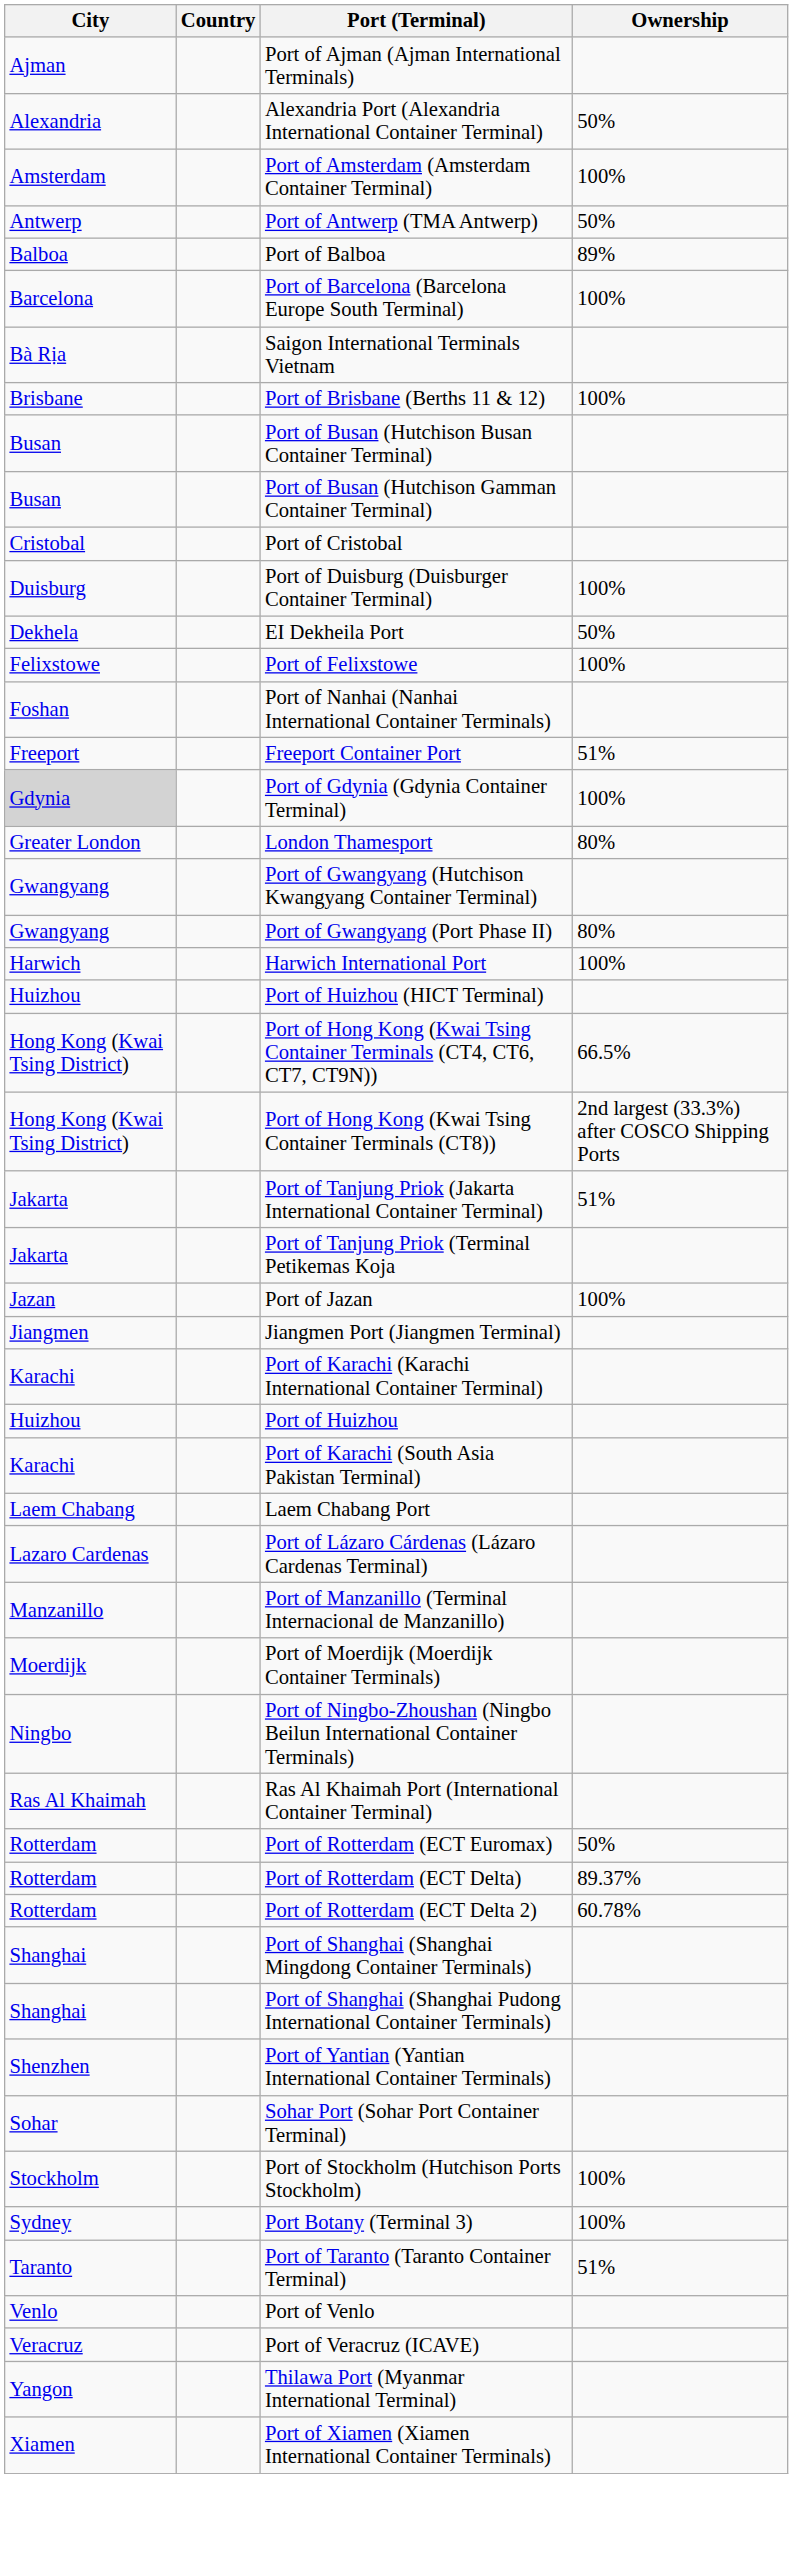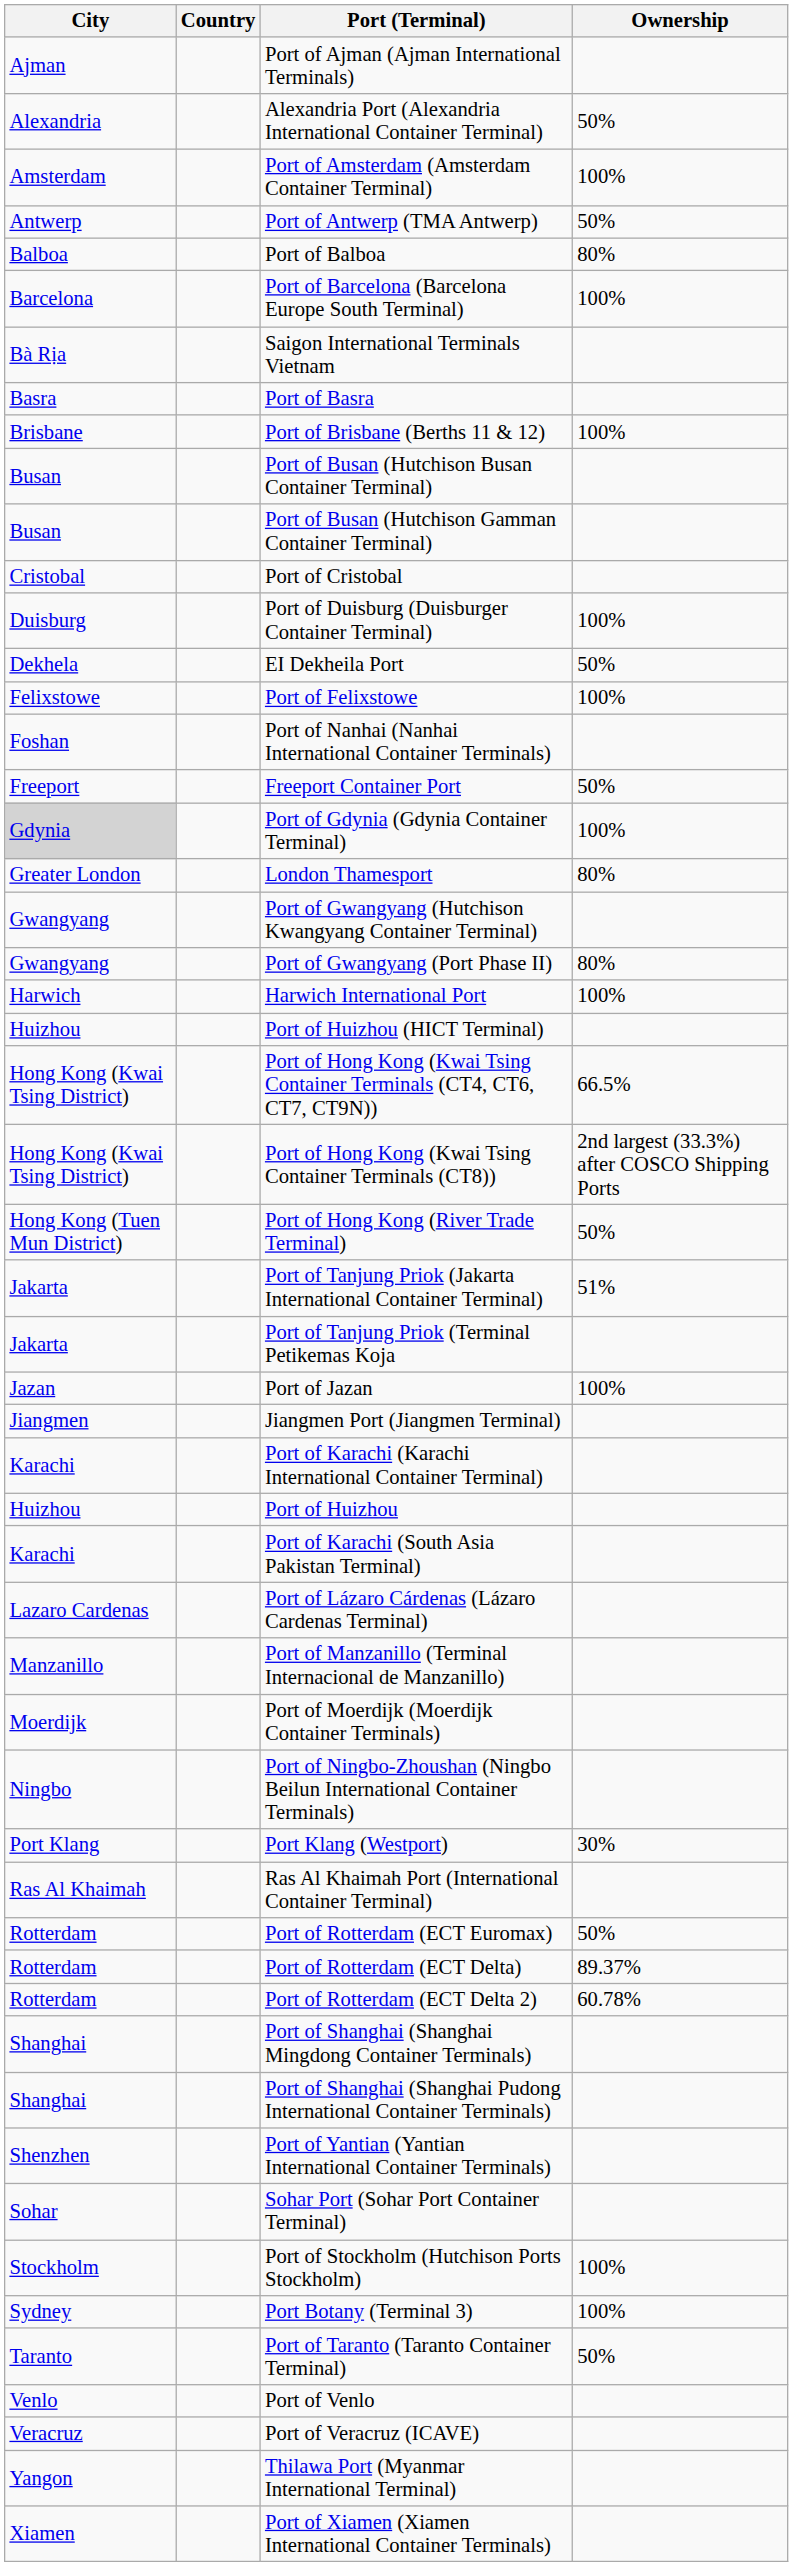(596, 254) 89% -> (596, 254) 80%
+ row: (319, 398)
(596, 753) 51% -> (596, 786) 50%
+ row: (399, 1231)
- row: (347, 1509)
+ row: (356, 1845)
(596, 2267) 51% -> (596, 2356) 50%
